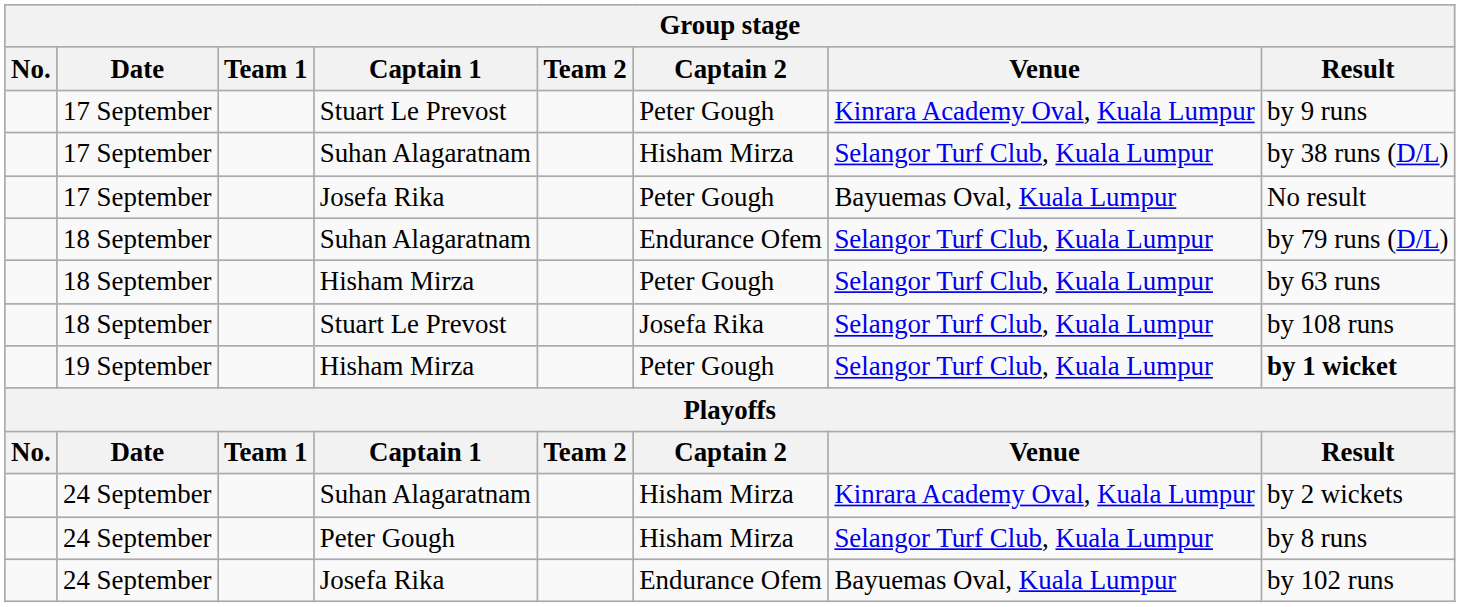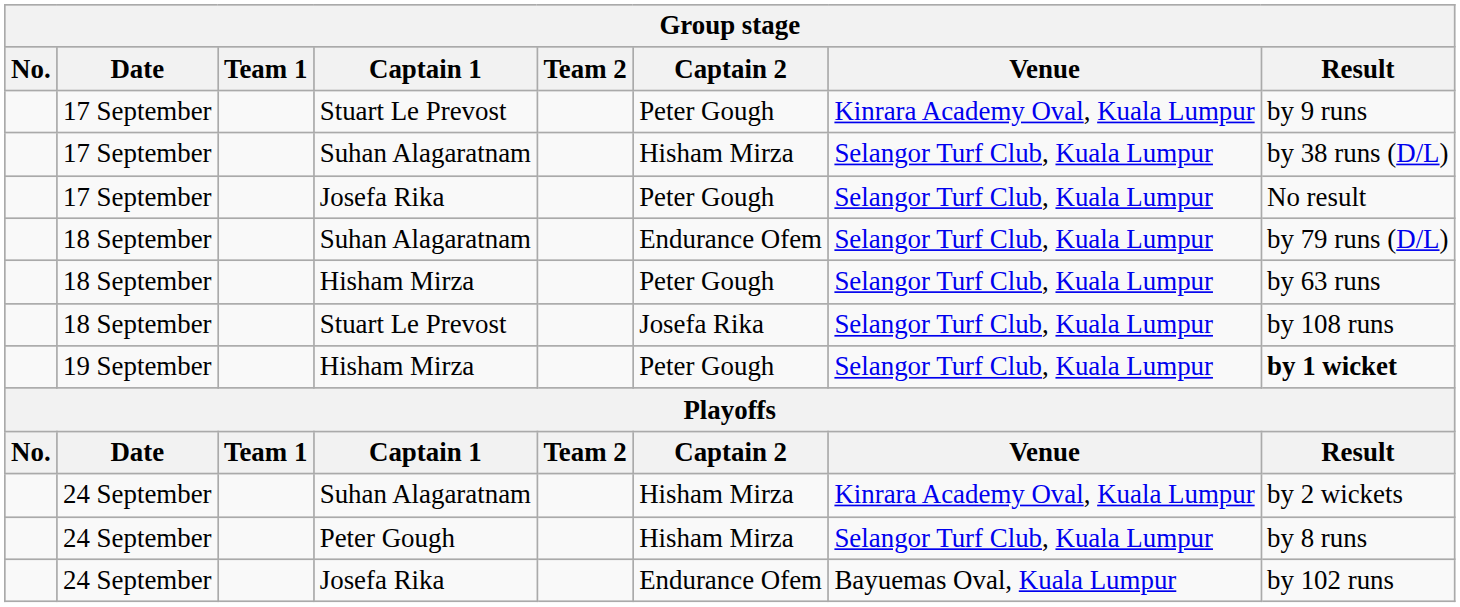(1005, 196) Bayuemas Oval, Kuala Lumpur -> (1024, 196) Selangor Turf Club, Kuala Lumpur
